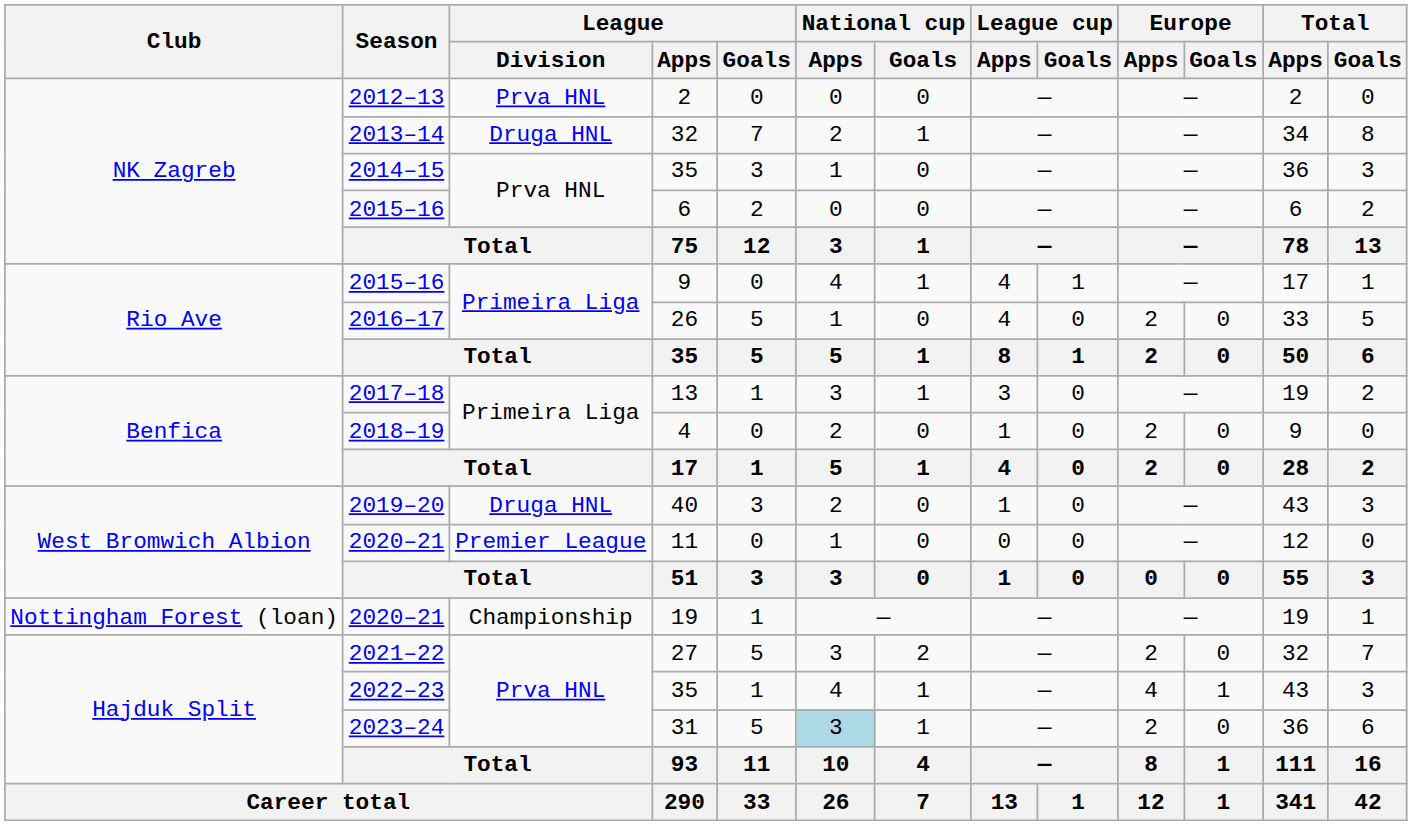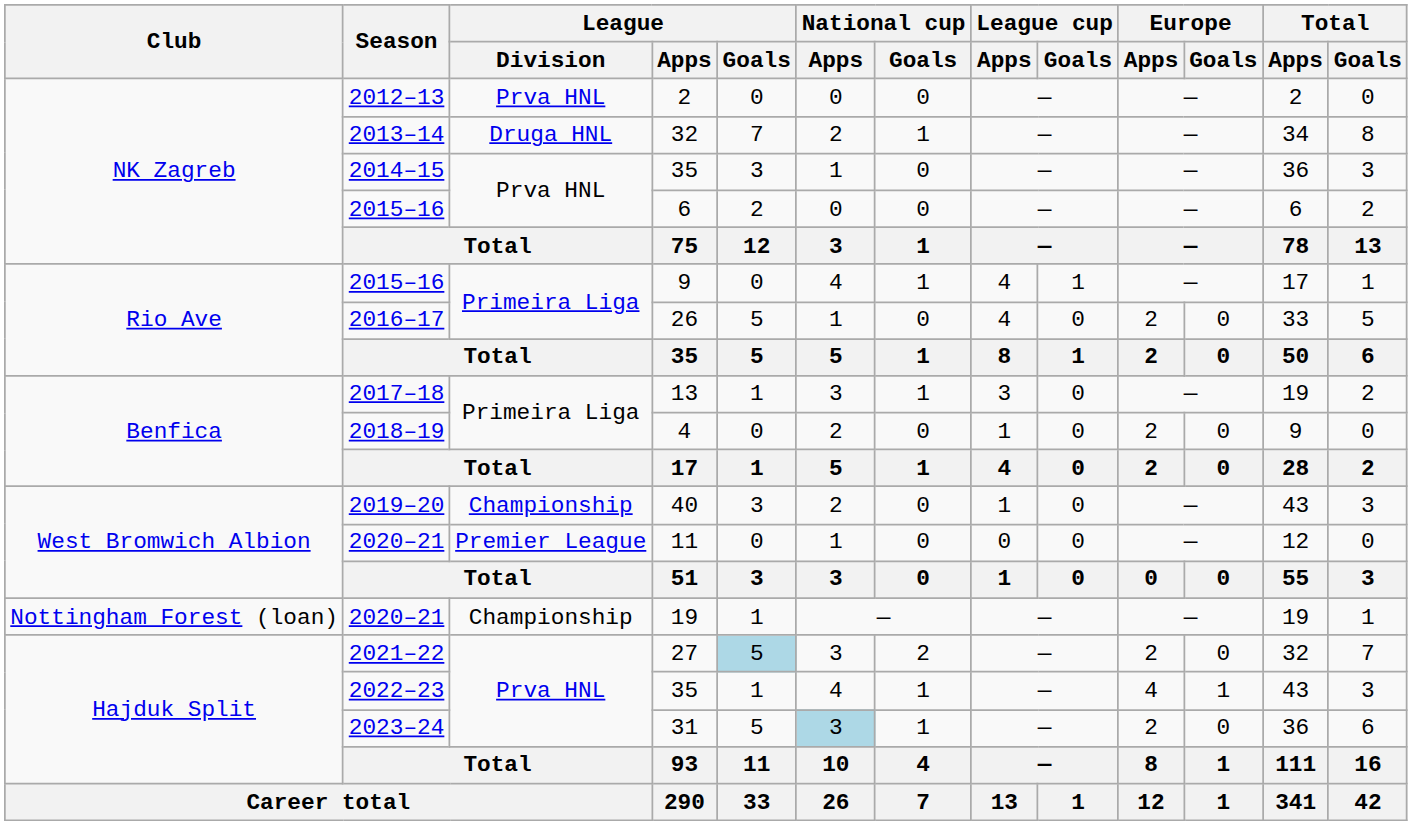(551, 505) Druga HNL -> (551, 505) Championship
(757, 654) no background -> (757, 654) lightblue background
